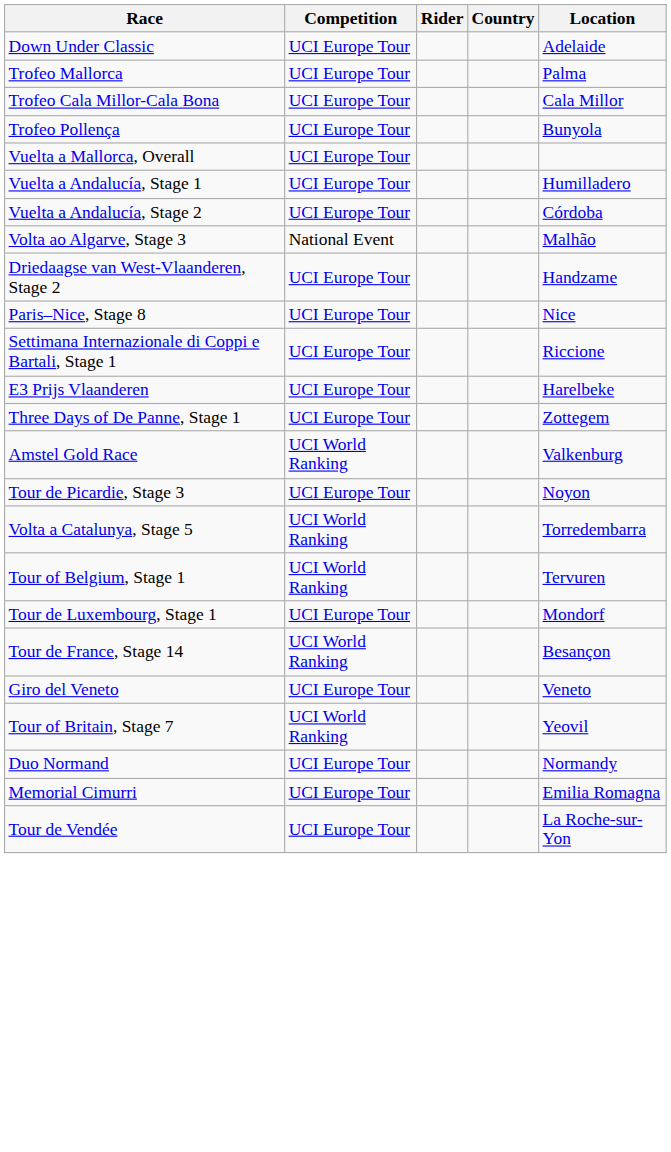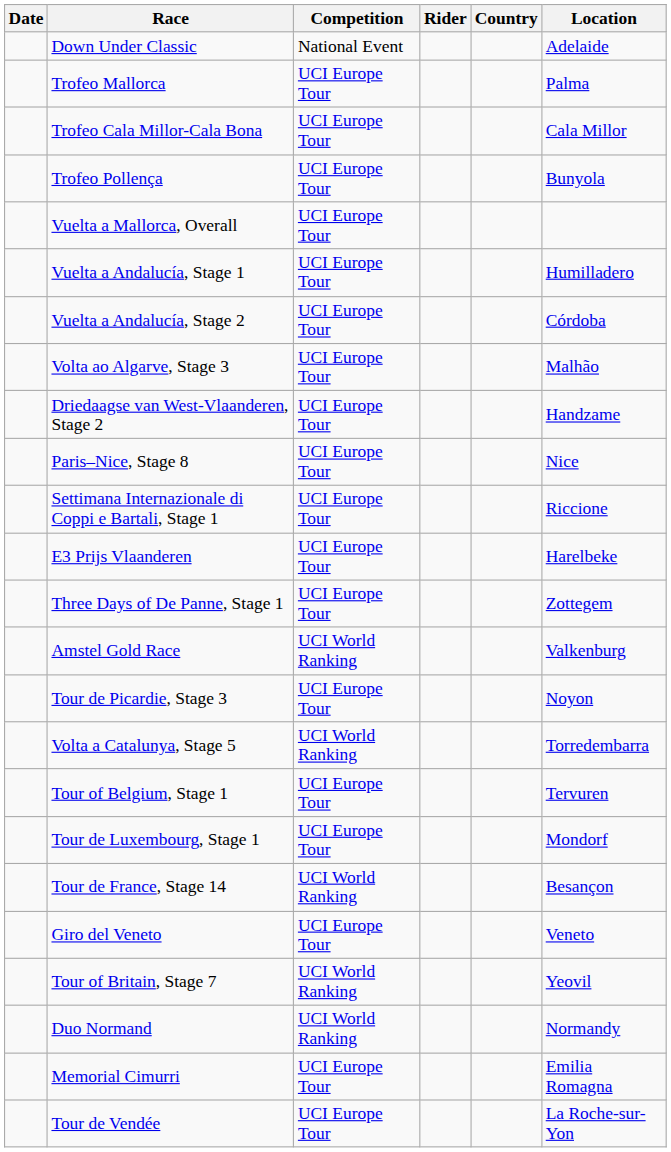+ column: (26, 18)
(349, 45) UCI Europe Tour -> (350, 45) National Event
(341, 239) National Event -> (340, 367) UCI Europe Tour
(327, 576) UCI World Ranking -> (340, 792) UCI Europe Tour
(349, 764) UCI Europe Tour -> (337, 1029) UCI World Ranking
